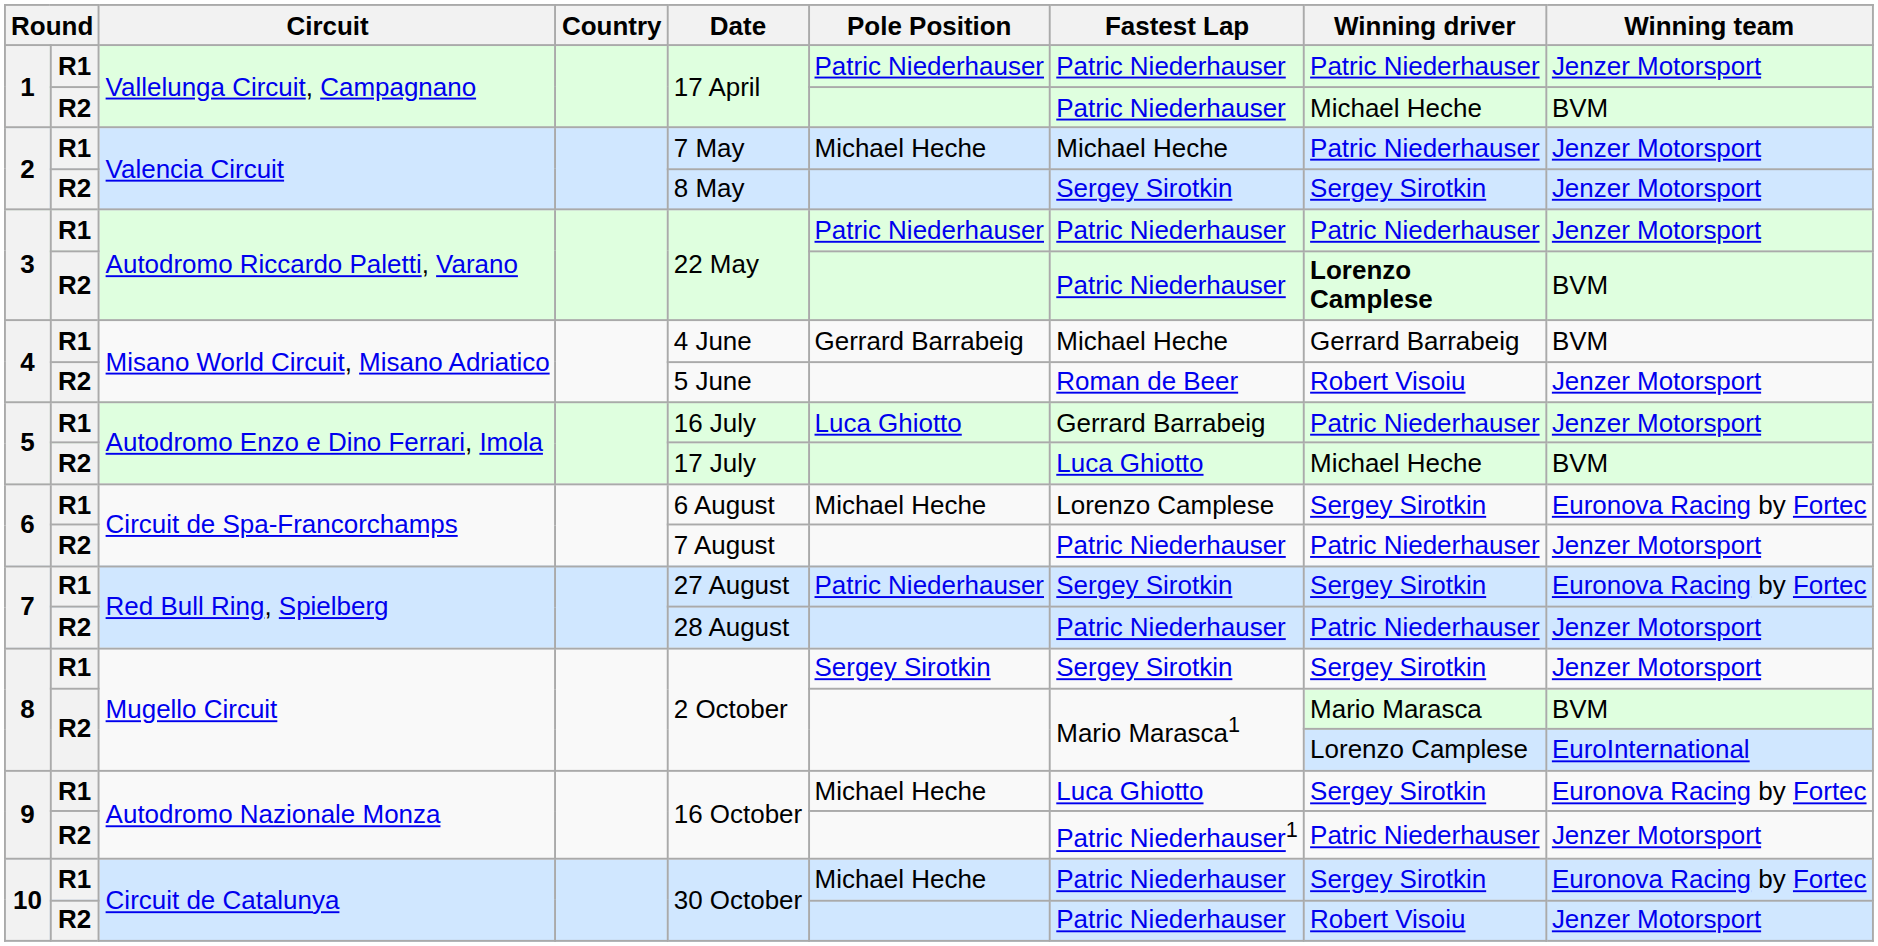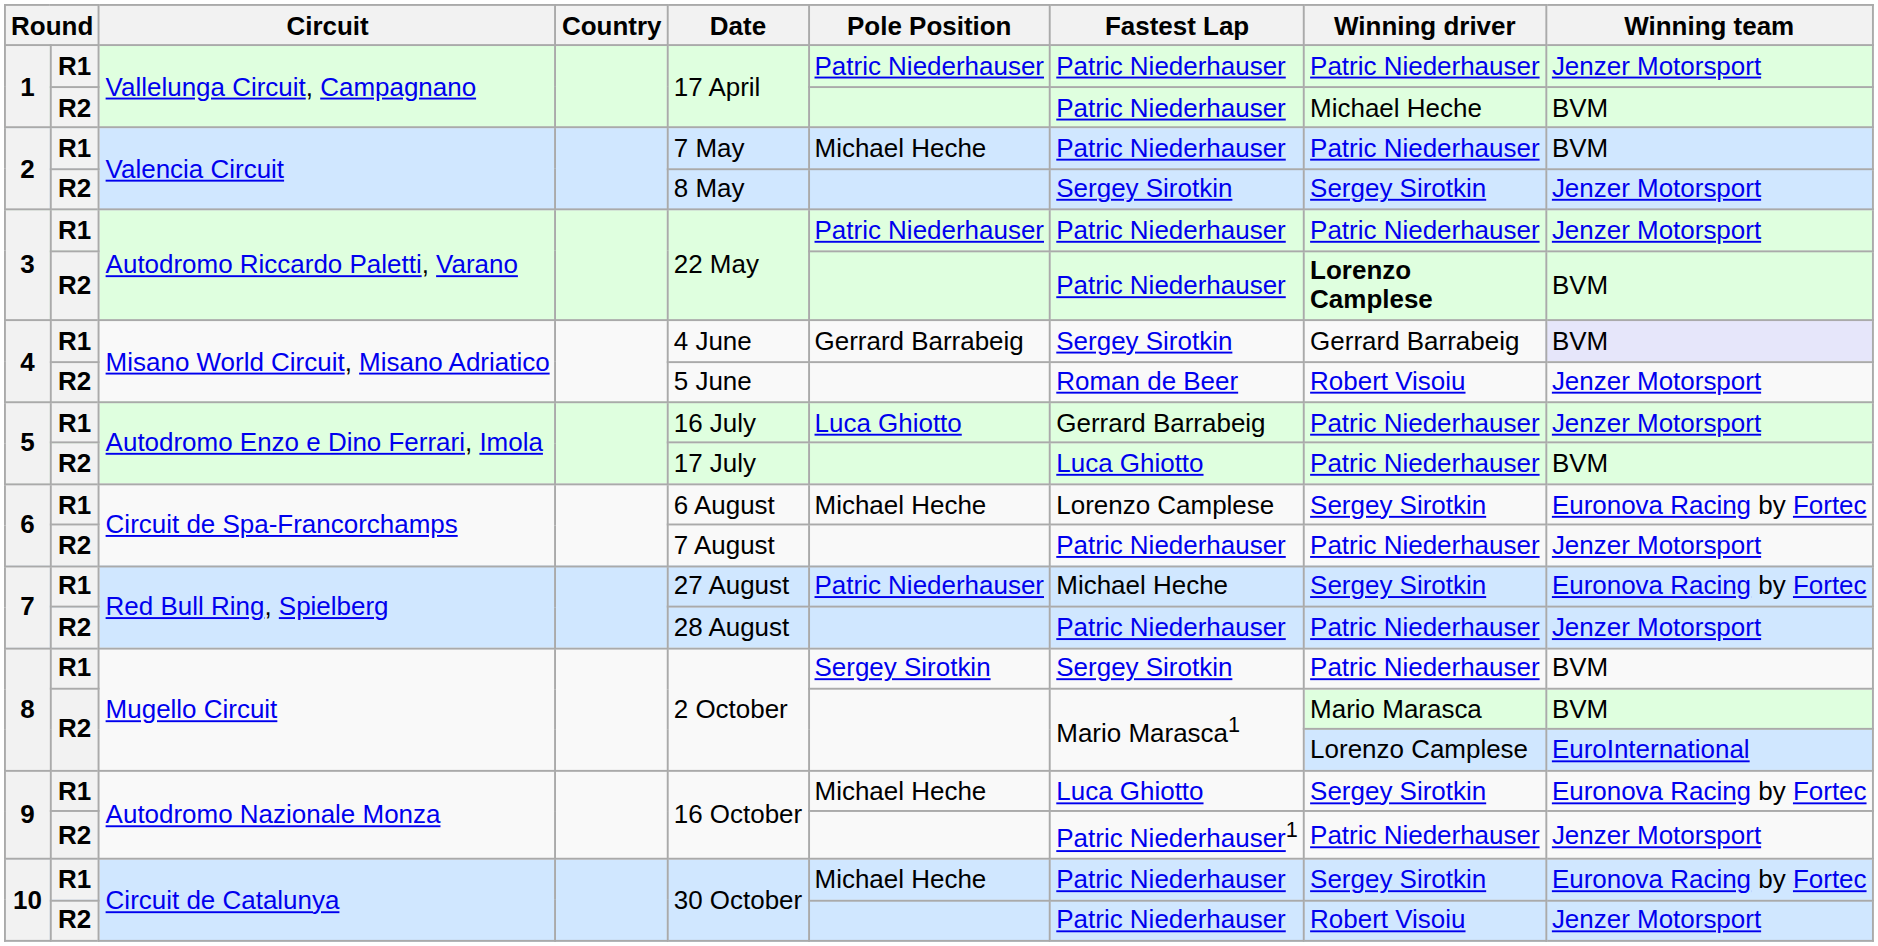(1142, 148) Michael Heche -> (1171, 148) Patric Niederhauser
(1656, 148) Jenzer Motorsport -> (1580, 148) BVM
(1142, 340) Michael Heche -> (1144, 340) Sergey Sirotkin
(1580, 340) no background -> (1580, 340) lavender background
(1396, 463) Michael Heche -> (1425, 463) Patric Niederhauser
(1144, 586) Sergey Sirotkin -> (1142, 586) Michael Heche
(1398, 668) Sergey Sirotkin -> (1425, 668) Patric Niederhauser
(1656, 668) Jenzer Motorsport -> (1580, 668) BVM
